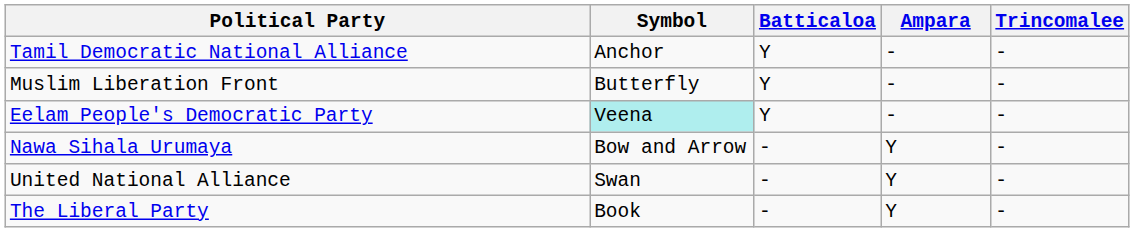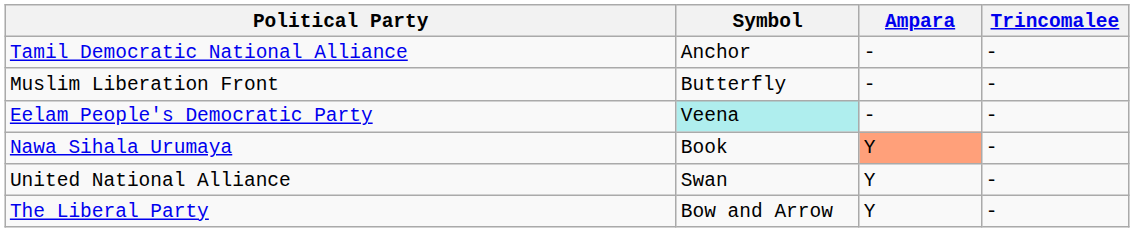- column: (817, 21)
(670, 148) Bow and Arrow -> (704, 148) Book
(891, 148) no background -> (870, 148) lightsalmon background
(618, 211) Book -> (757, 211) Bow and Arrow
